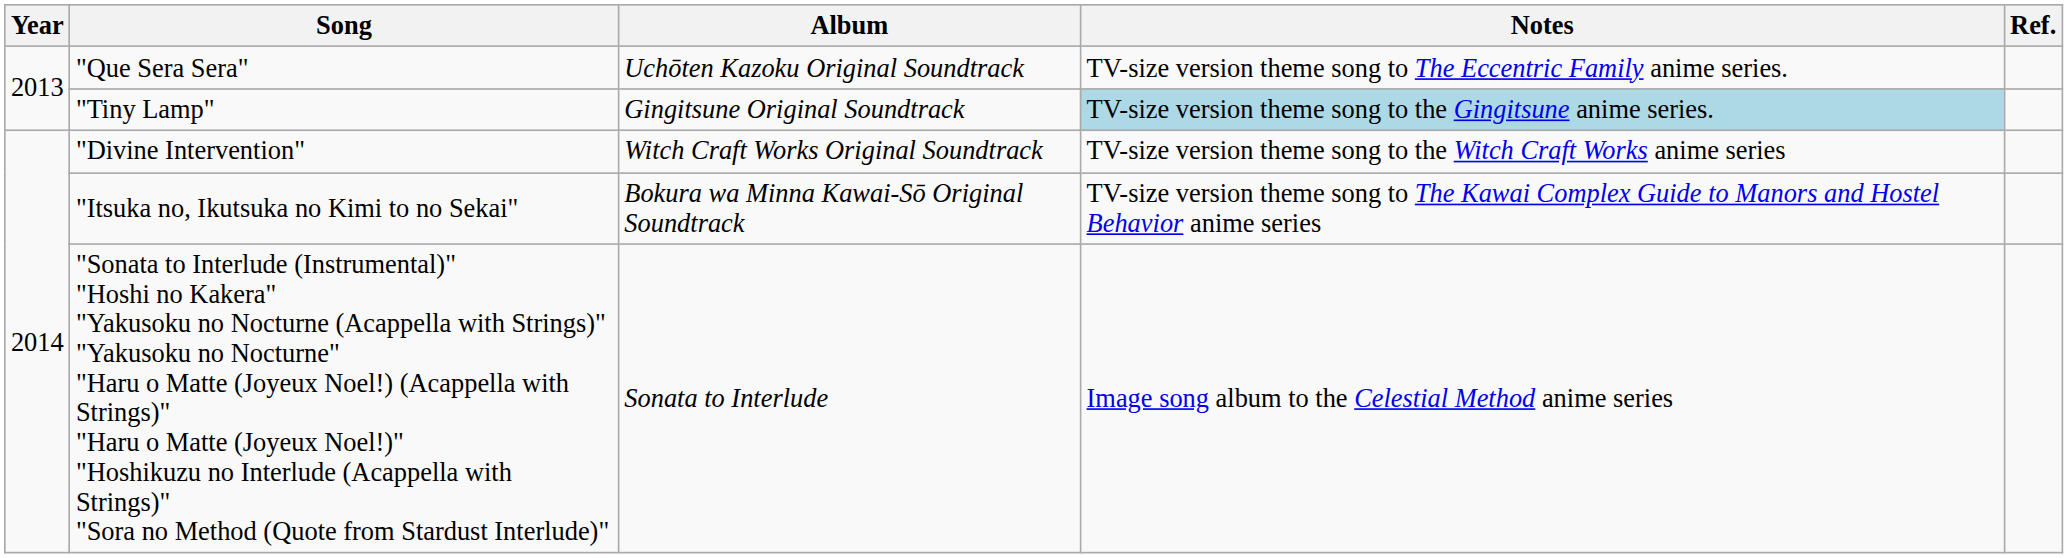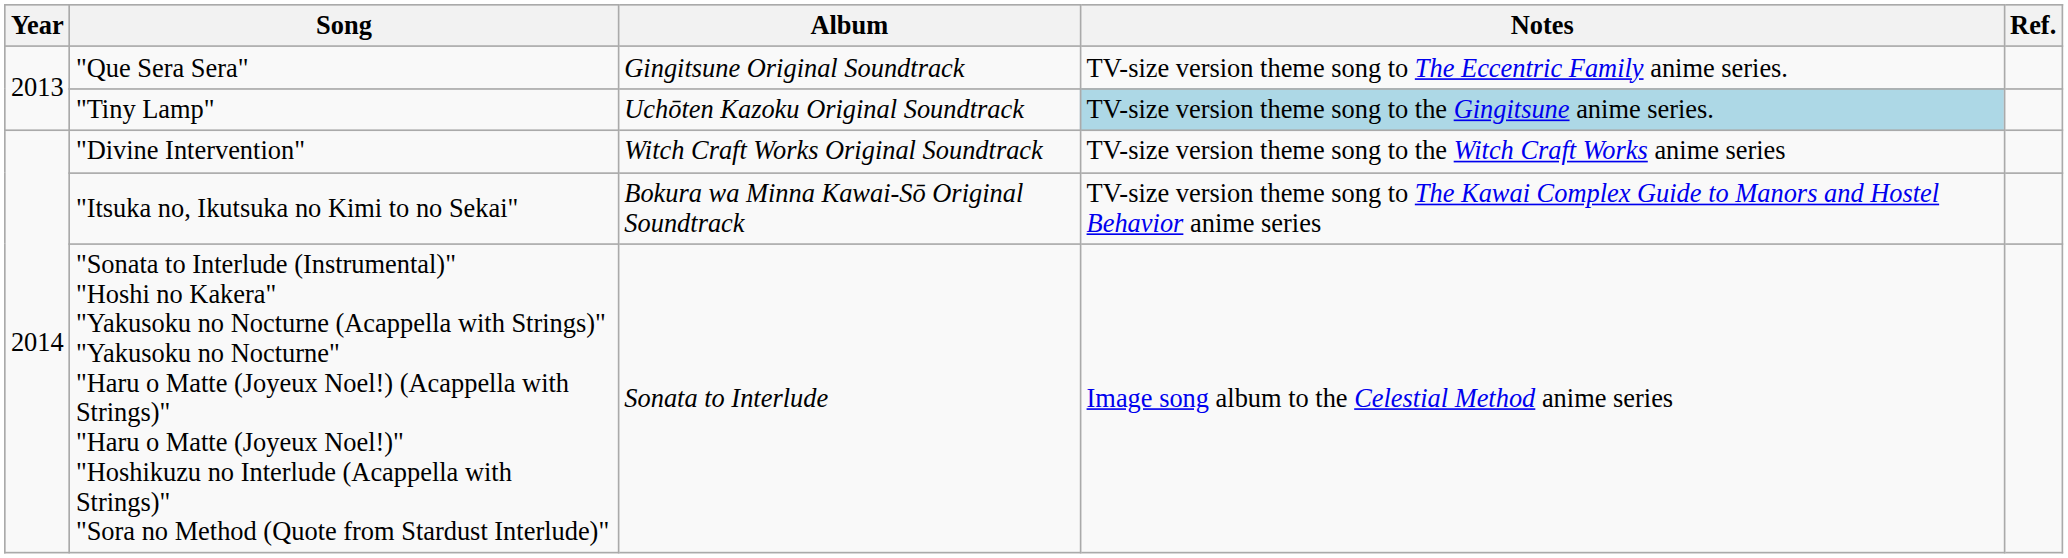(824, 67) Uchōten Kazoku Original Soundtrack -> (794, 67) Gingitsune Original Soundtrack
(794, 109) Gingitsune Original Soundtrack -> (824, 109) Uchōten Kazoku Original Soundtrack
